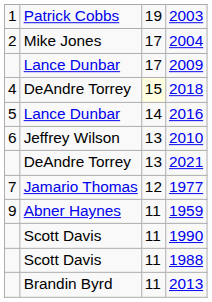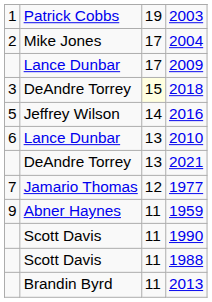(12, 89) 4 -> (12, 89) 3
(72, 114) Lance Dunbar -> (72, 114) Jeffrey Wilson
(72, 138) Jeffrey Wilson -> (72, 138) Lance Dunbar
